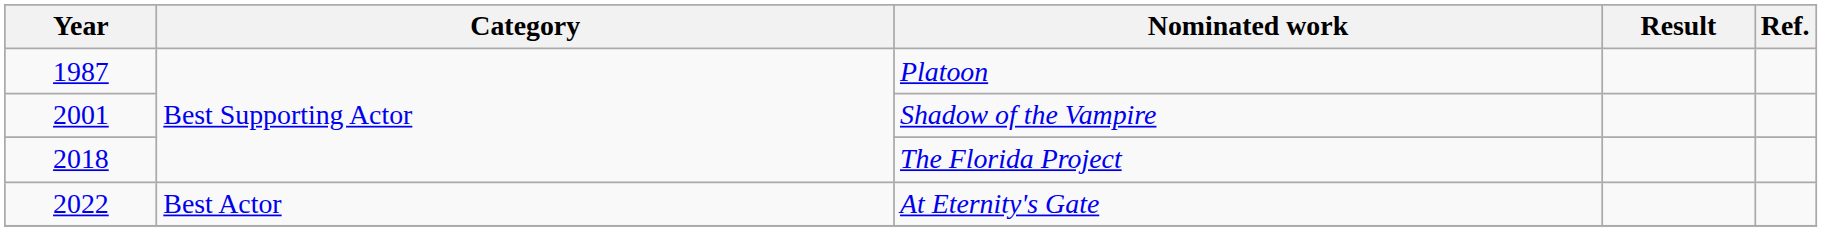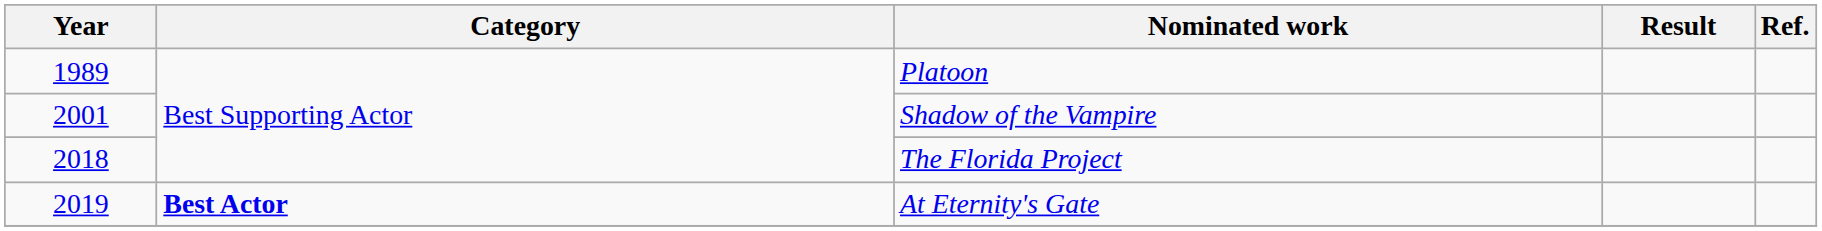(81, 70) 1987 -> (81, 70) 1989
(81, 203) 2022 -> (81, 203) 2019
(222, 203) normal -> (226, 203) bold
